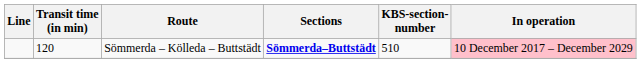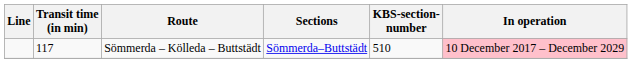(45, 48) 120 -> (45, 48) 117
(321, 48) bold -> (317, 48) normal
